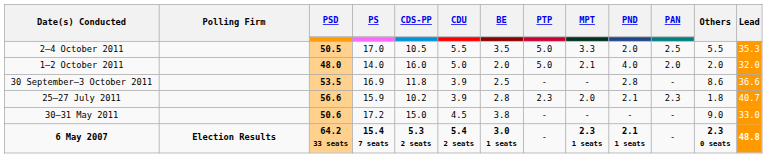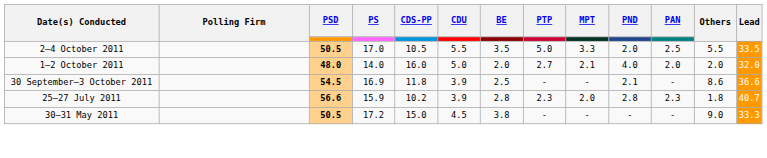(749, 49) 35.3 -> (749, 49) 33.5
(544, 66) 5.0 -> (544, 66) 2.7
(331, 82) 53.5 -> (331, 82) 54.5
(630, 82) 2.8 -> (630, 82) 2.1
(630, 99) 2.1 -> (630, 99) 2.8
(331, 115) 50.6 -> (331, 115) 50.5
(749, 115) 33.0 -> (749, 115) 33.3
- row: (82, 138)
